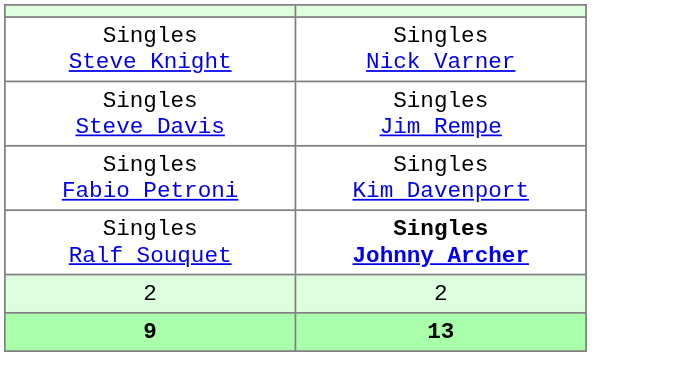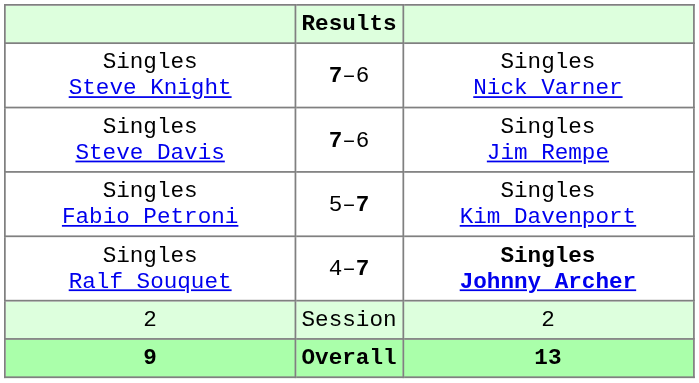+ column: (349, 24)
